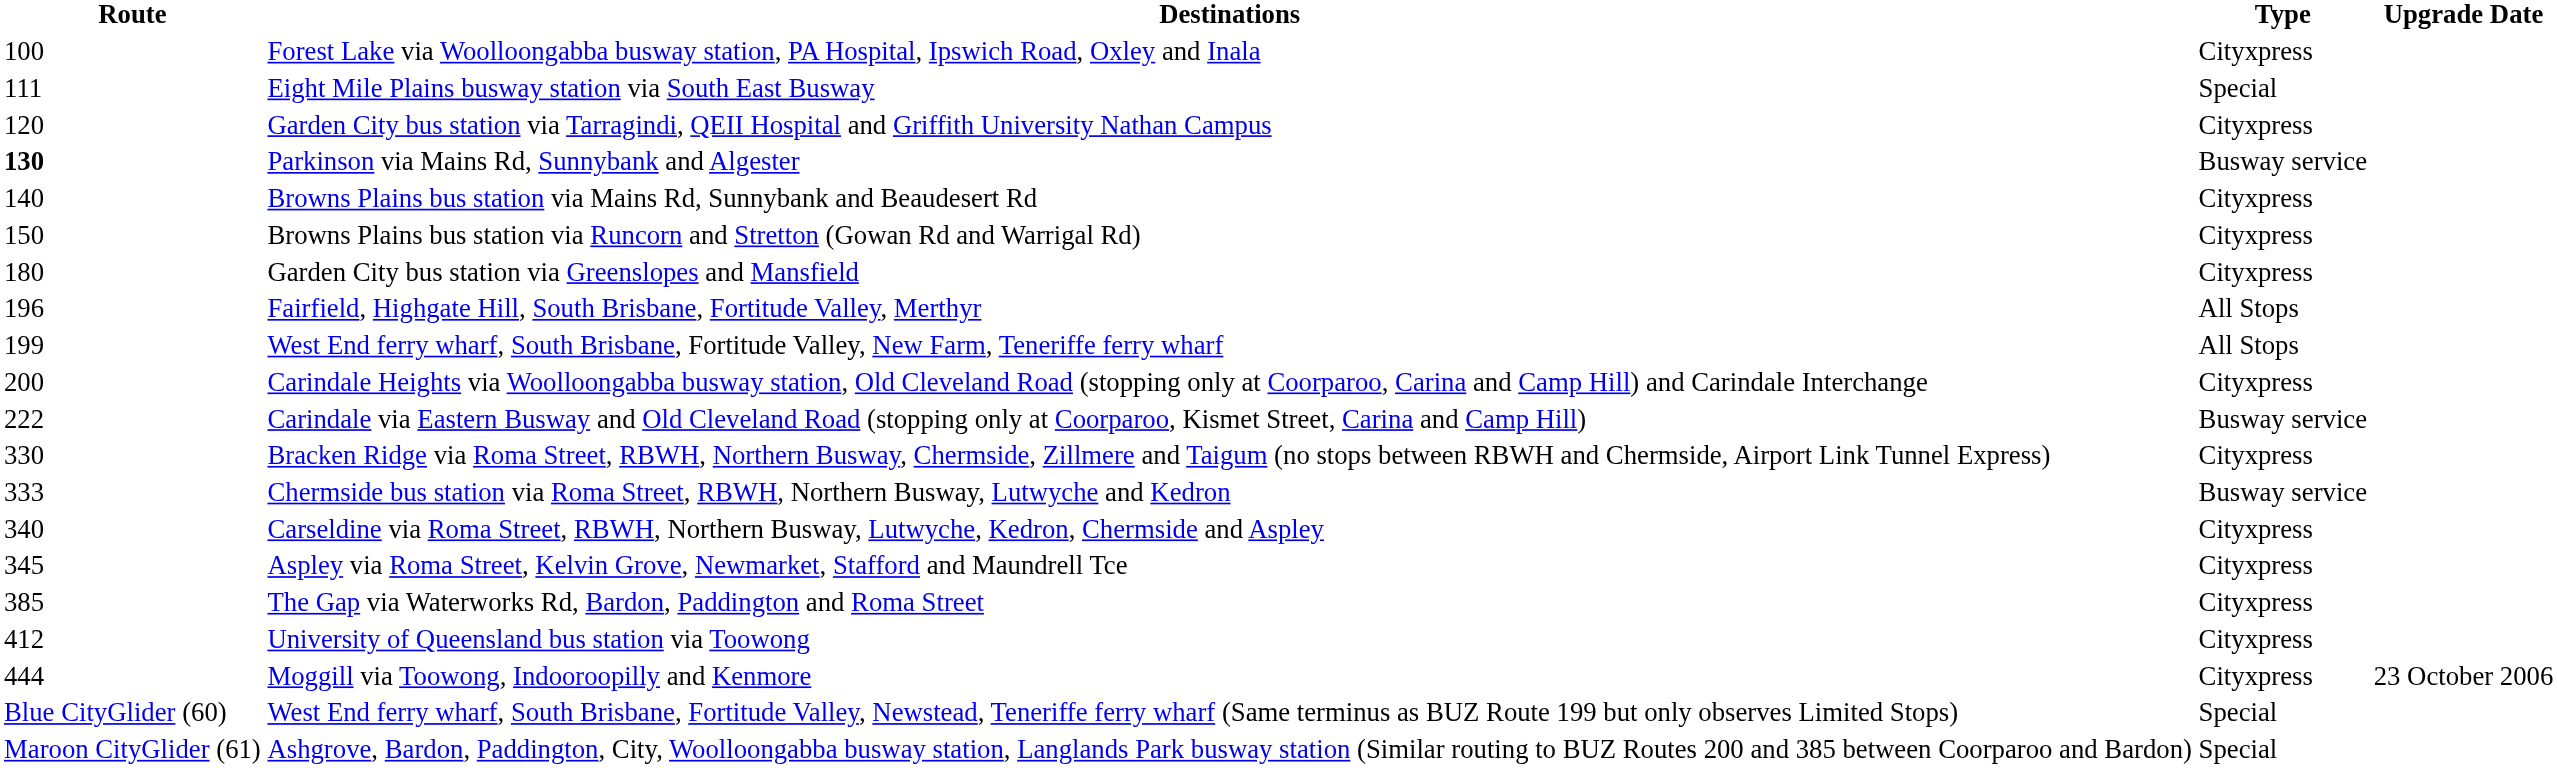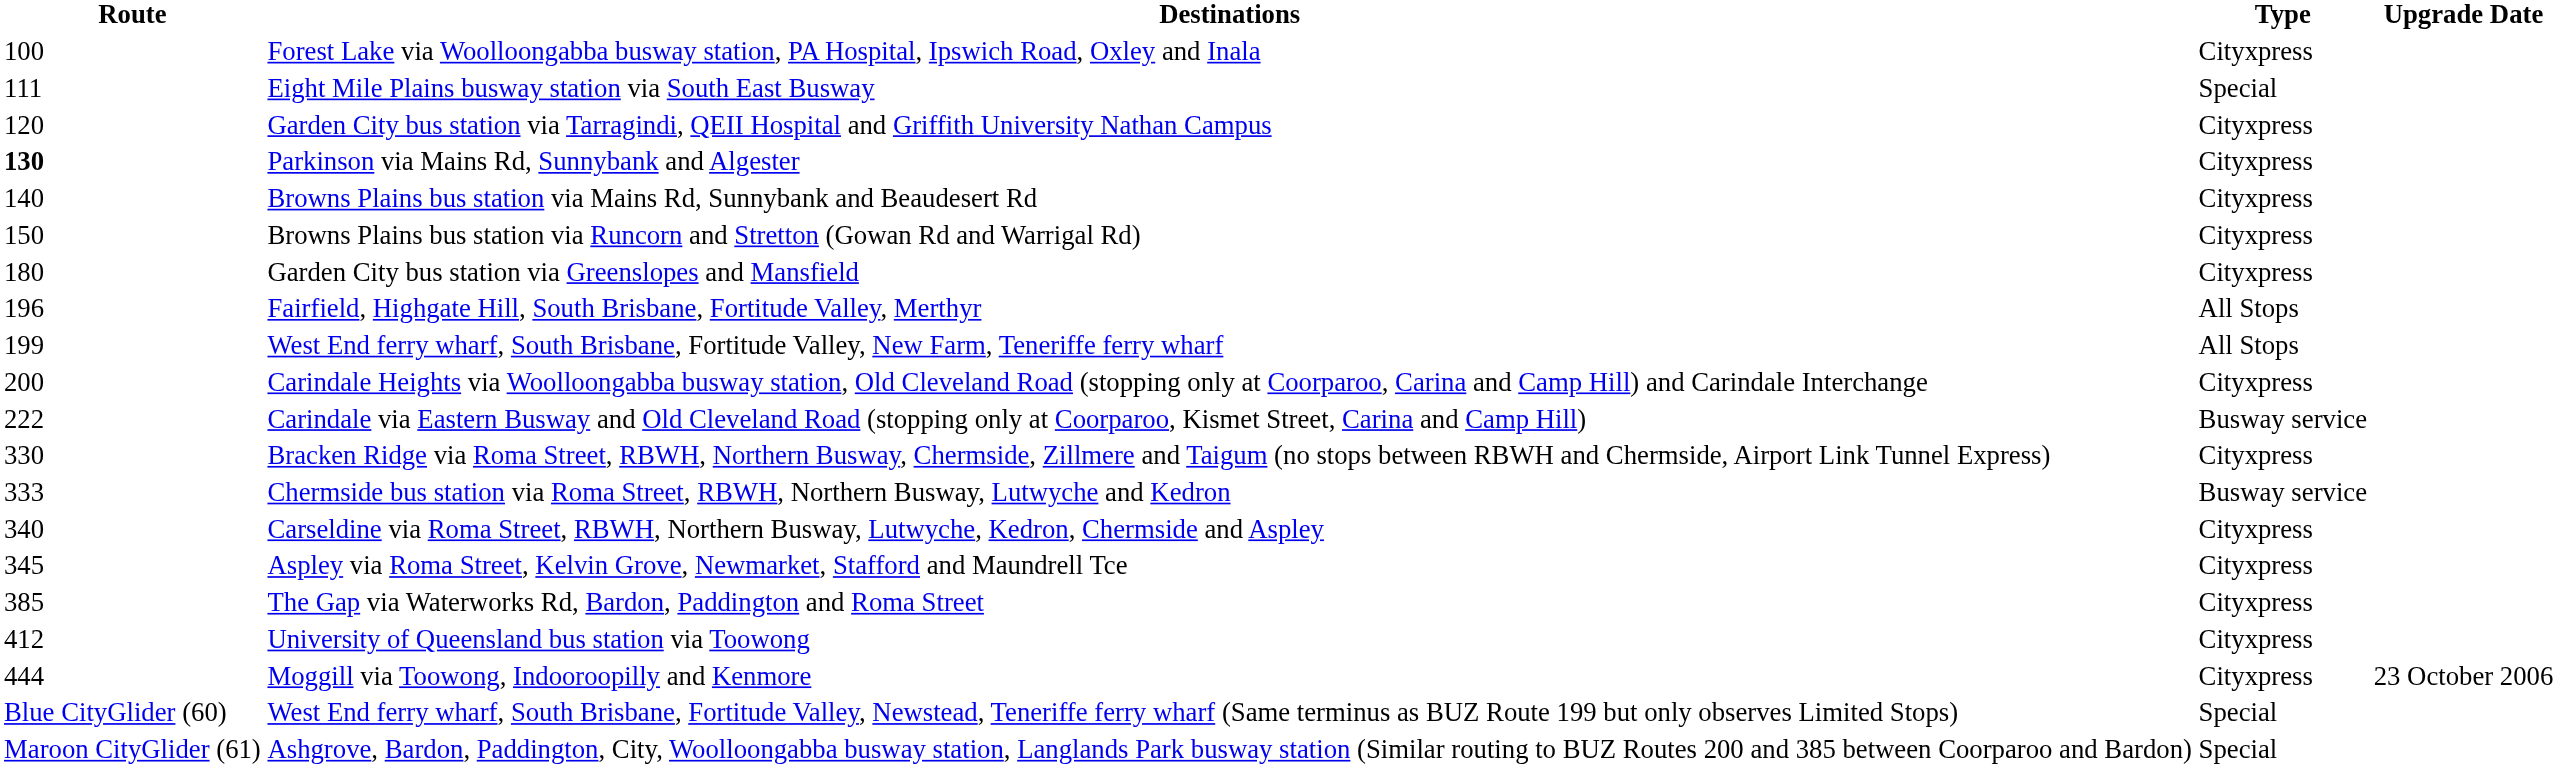(2283, 161) Busway service -> (2256, 161) Cityxpress
